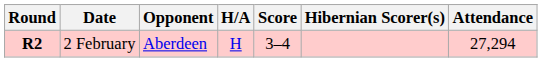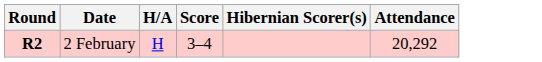- column: (178, 17)
(493, 43) 27,294 -> (415, 43) 20,292
